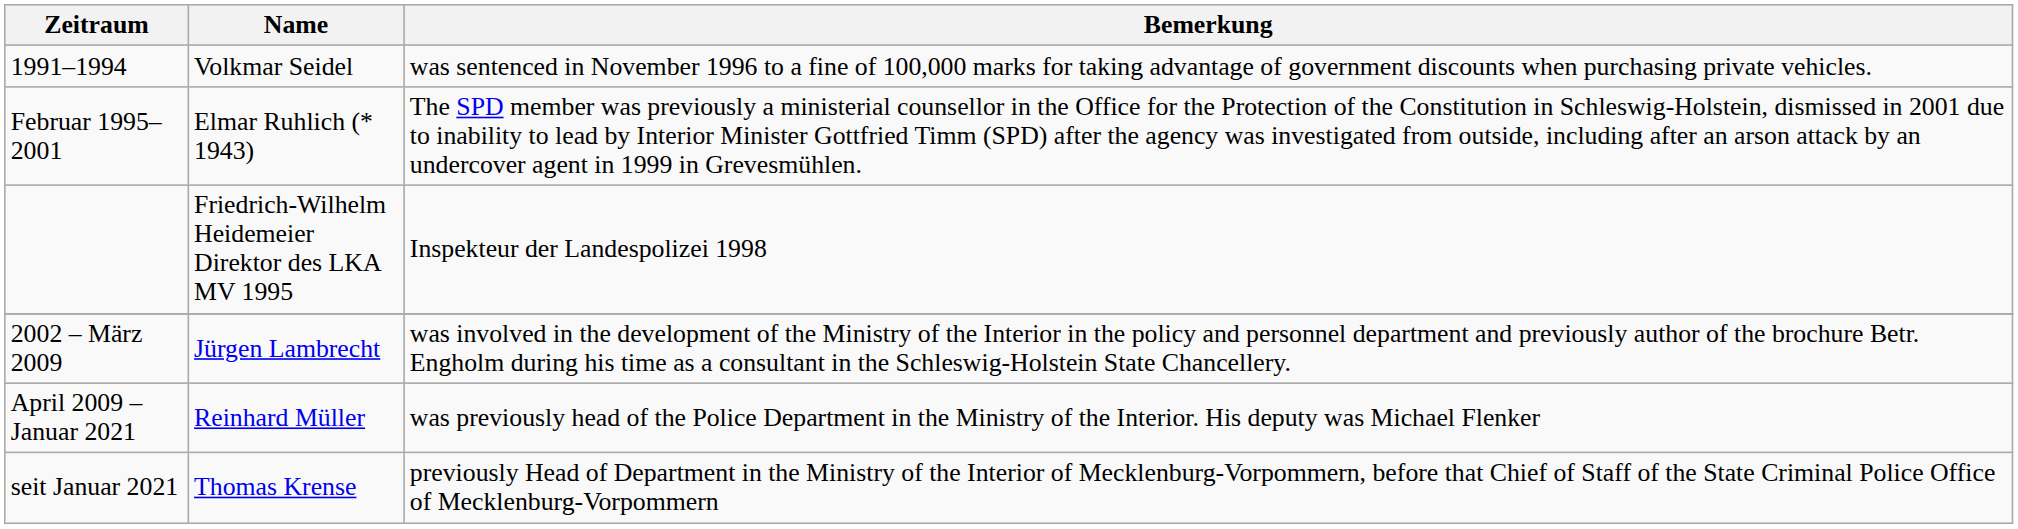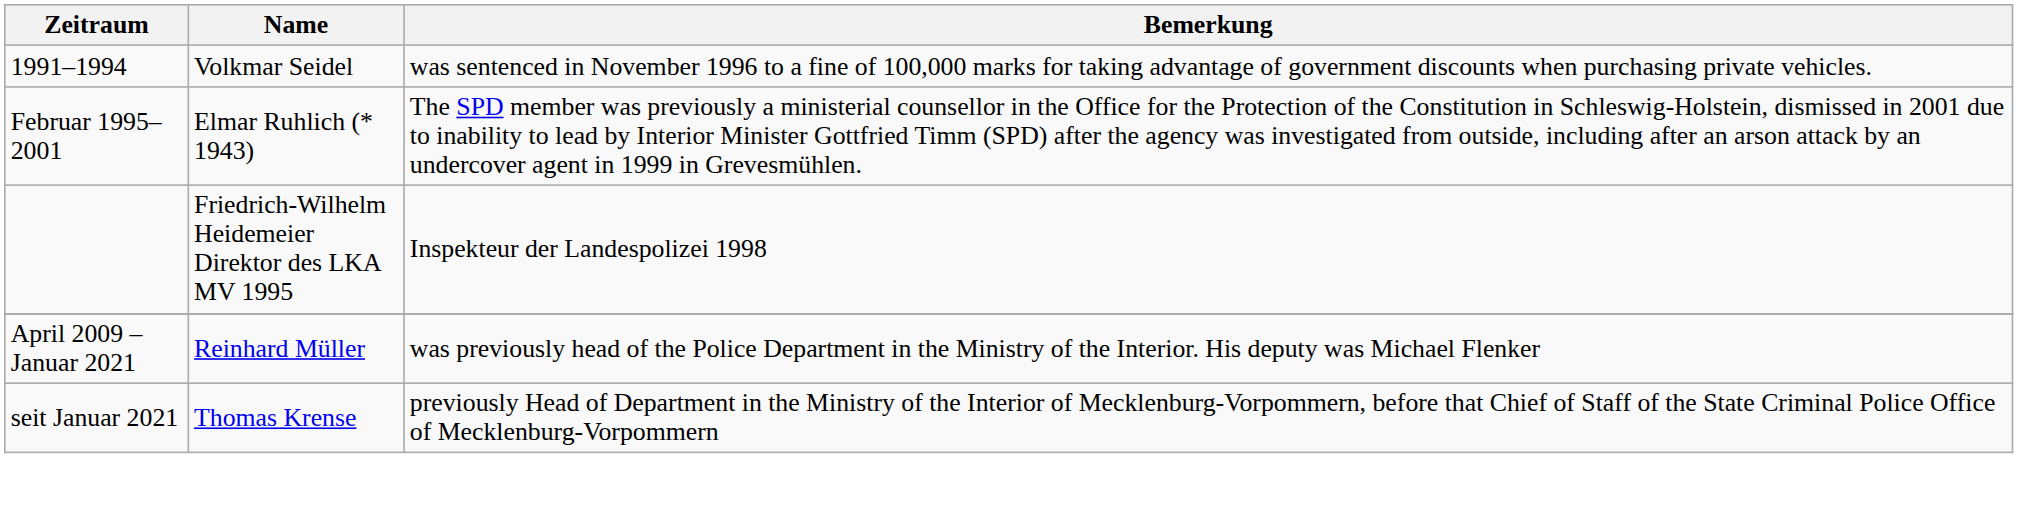- row: (77, 347)
